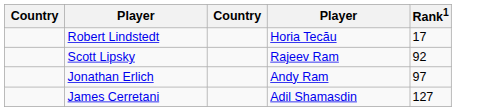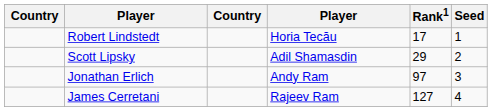+ column: (469, 16)
(305, 57) Rajeev Ram -> (314, 57) Adil Shamasdin
(419, 57) 92 -> (419, 57) 29
(314, 96) Adil Shamasdin -> (305, 96) Rajeev Ram
